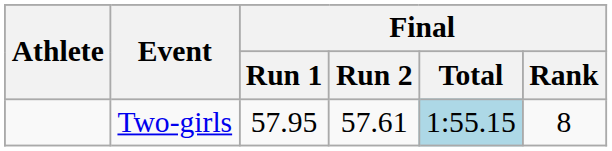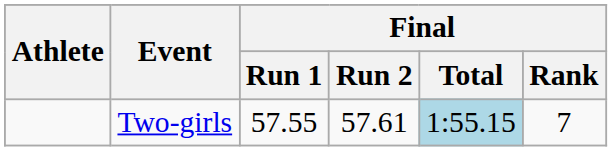(284, 121) 57.95 -> (284, 121) 57.55
(564, 121) 8 -> (564, 121) 7
